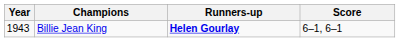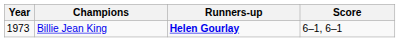(18, 28) 1943 -> (18, 28) 1973
